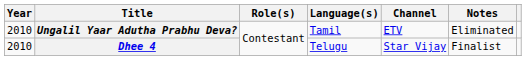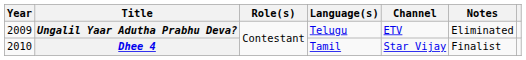(19, 30) 2010 -> (19, 30) 2009
(325, 30) Tamil -> (329, 30) Telugu
(329, 47) Telugu -> (325, 47) Tamil
